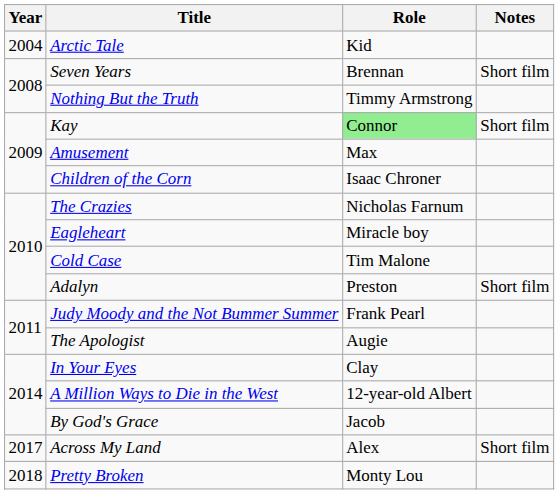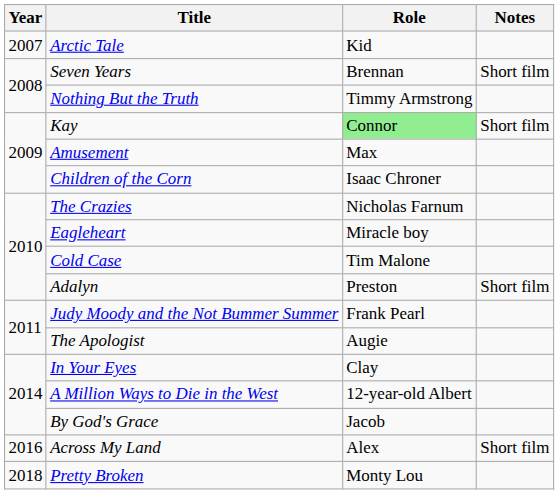(25, 44) 2004 -> (25, 44) 2007
(25, 448) 2017 -> (25, 448) 2016
